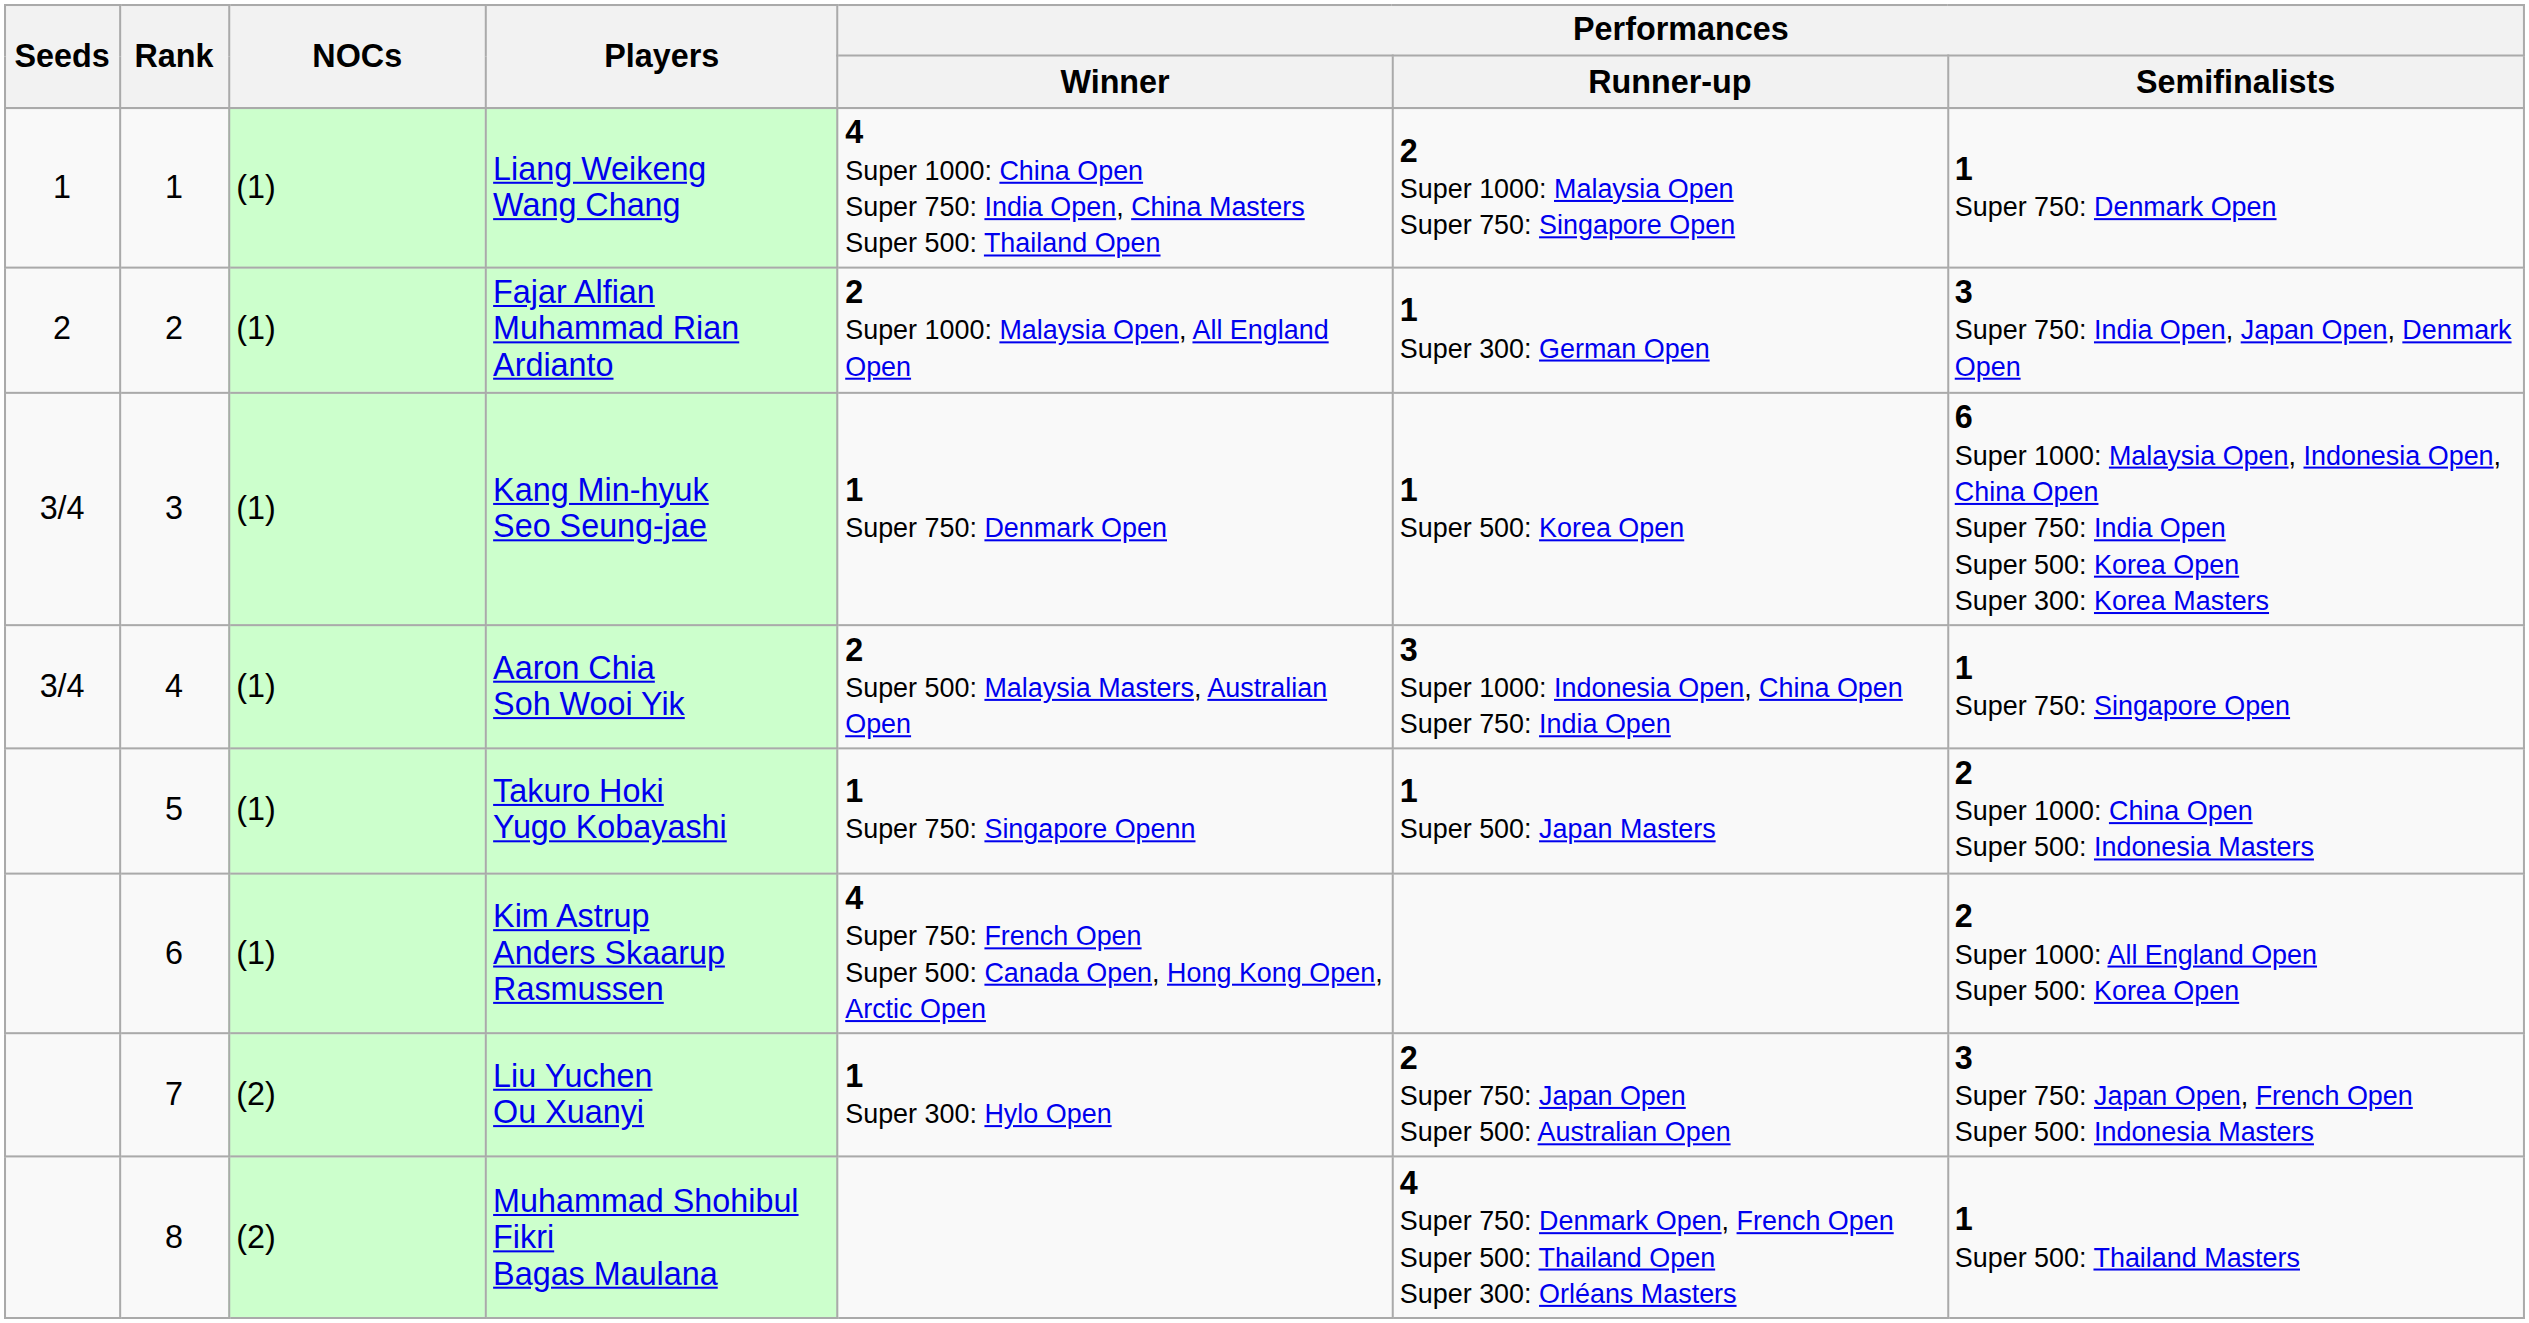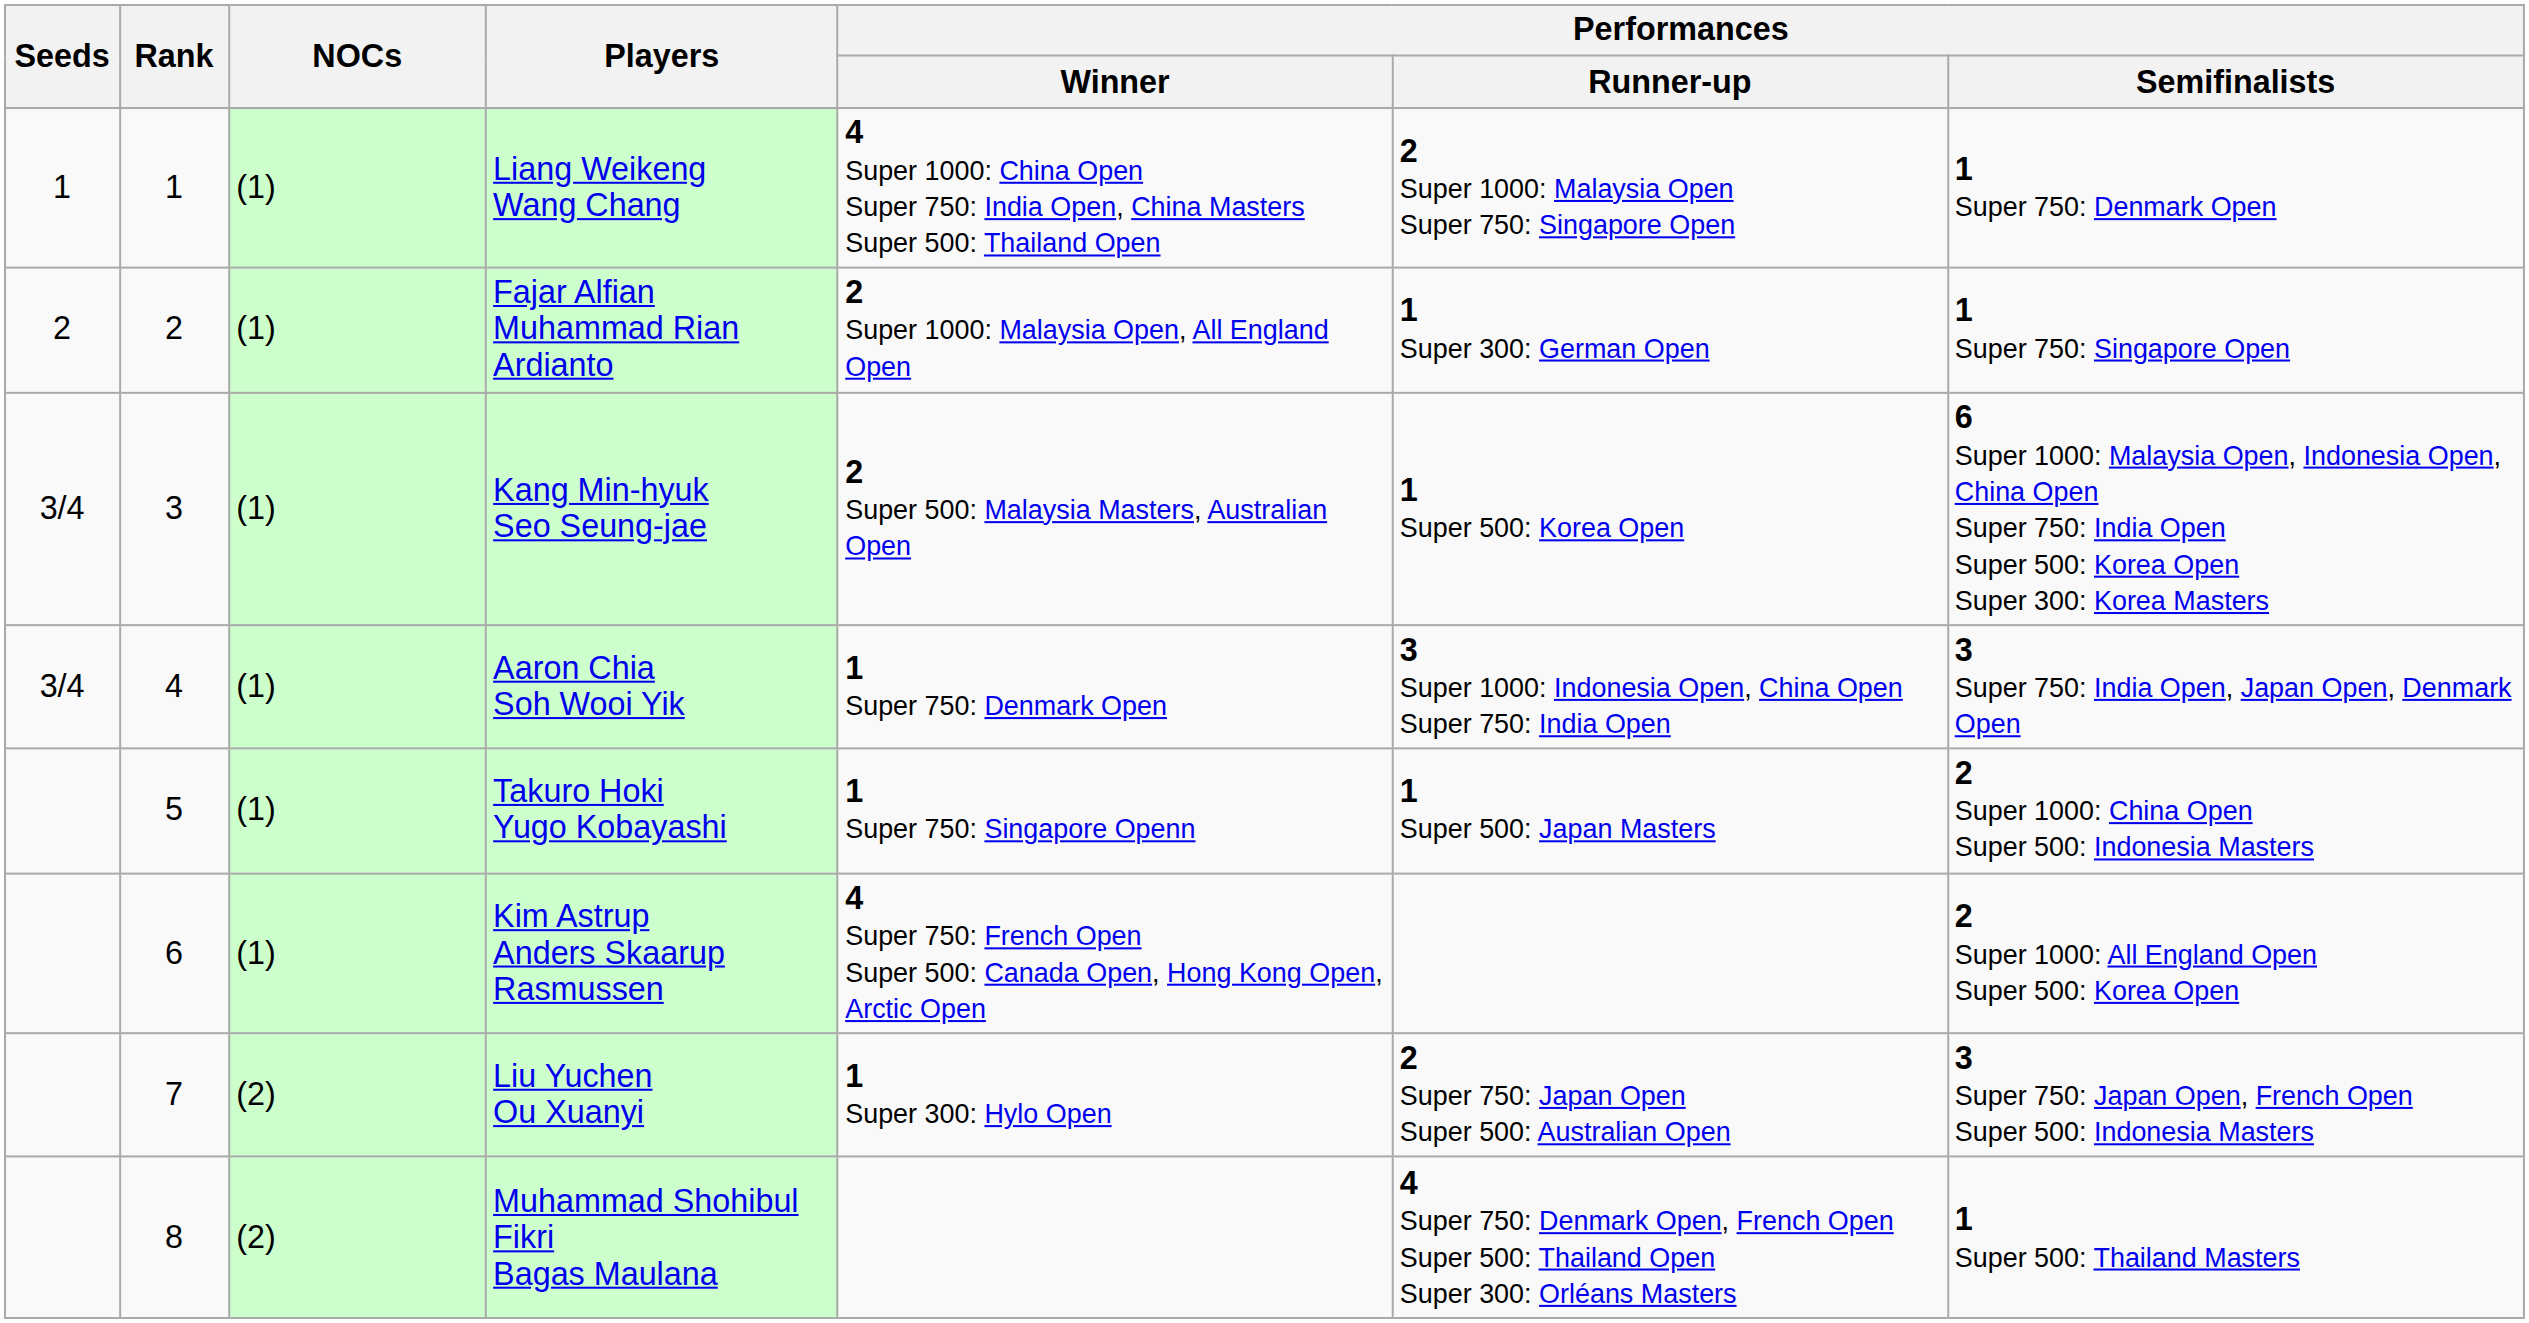(2233, 329) 3 Super 750: India Open, Japan Open, Denmark Open -> (2122, 329) 1 Super 750: Singapore Open
(1006, 507) 1 Super 750: Denmark Open -> (1086, 507) 2 Super 500: Malaysia Masters, Australian Open
(1086, 686) 2 Super 500: Malaysia Masters, Australian Open -> (1006, 686) 1 Super 750: Denmark Open
(2122, 686) 1 Super 750: Singapore Open -> (2233, 686) 3 Super 750: India Open, Japan Open, Denmark Open
